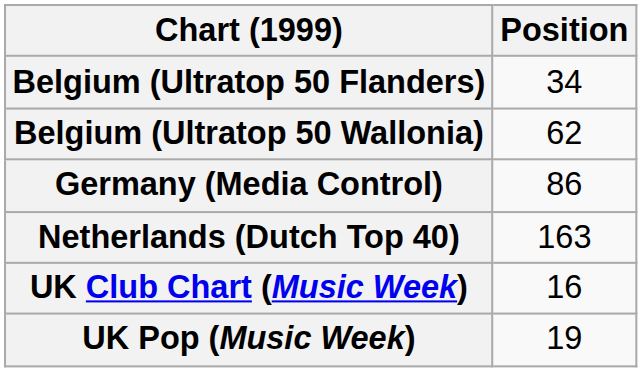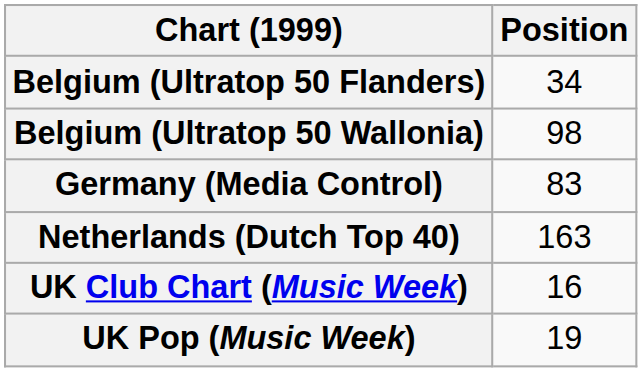(564, 133) 62 -> (564, 133) 98
(564, 184) 86 -> (564, 184) 83
